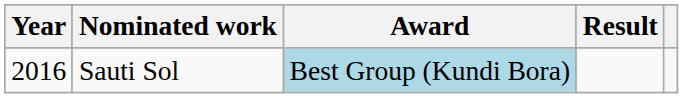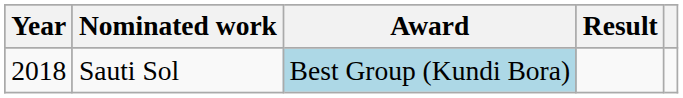(39, 69) 2016 -> (39, 69) 2018
